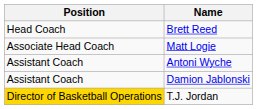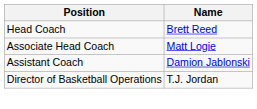- row: (199, 63)
(84, 96) gold background -> (84, 79) no background
